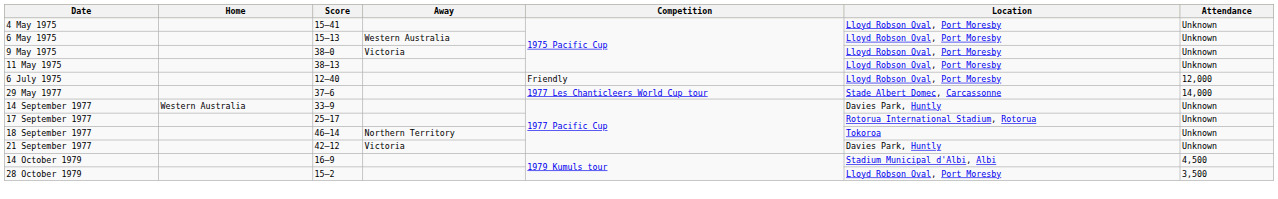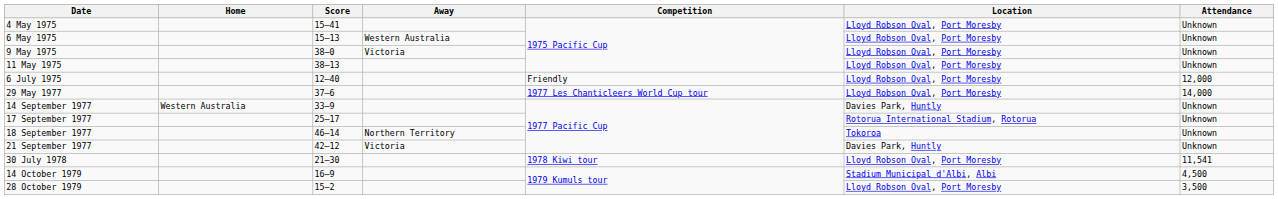(924, 92) Stade Albert Domec, Carcassonne -> (924, 92) Lloyd Robson Oval, Port Moresby
+ row: (36, 160)
